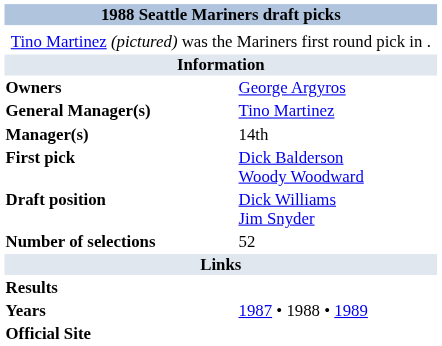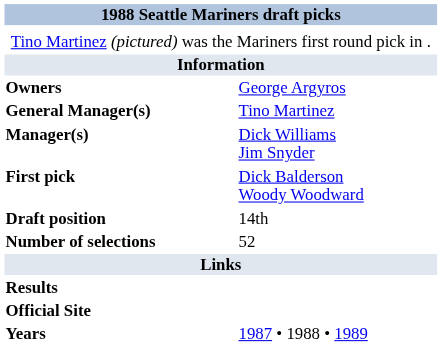(253, 134) 14th -> (287, 143) Dick Williams Jim Snyder
(287, 208) Dick Williams Jim Snyder -> (253, 218) 14th
rows swapped: (48, 333) <-> (26, 310)
